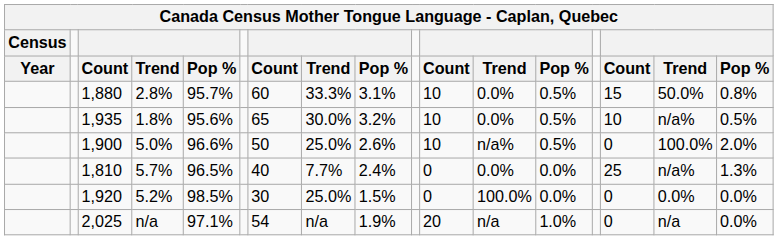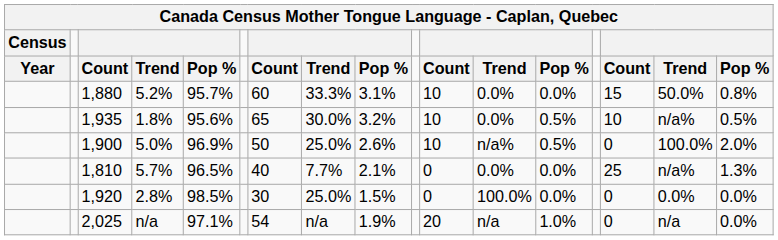(154, 94) 2.8% -> (154, 94) 5.2%
(558, 94) 0.5% -> (558, 94) 0.0%
(210, 145) 96.6% -> (210, 145) 96.9%
(377, 171) 2.4% -> (377, 171) 2.1%
(154, 196) 5.2% -> (154, 196) 2.8%
